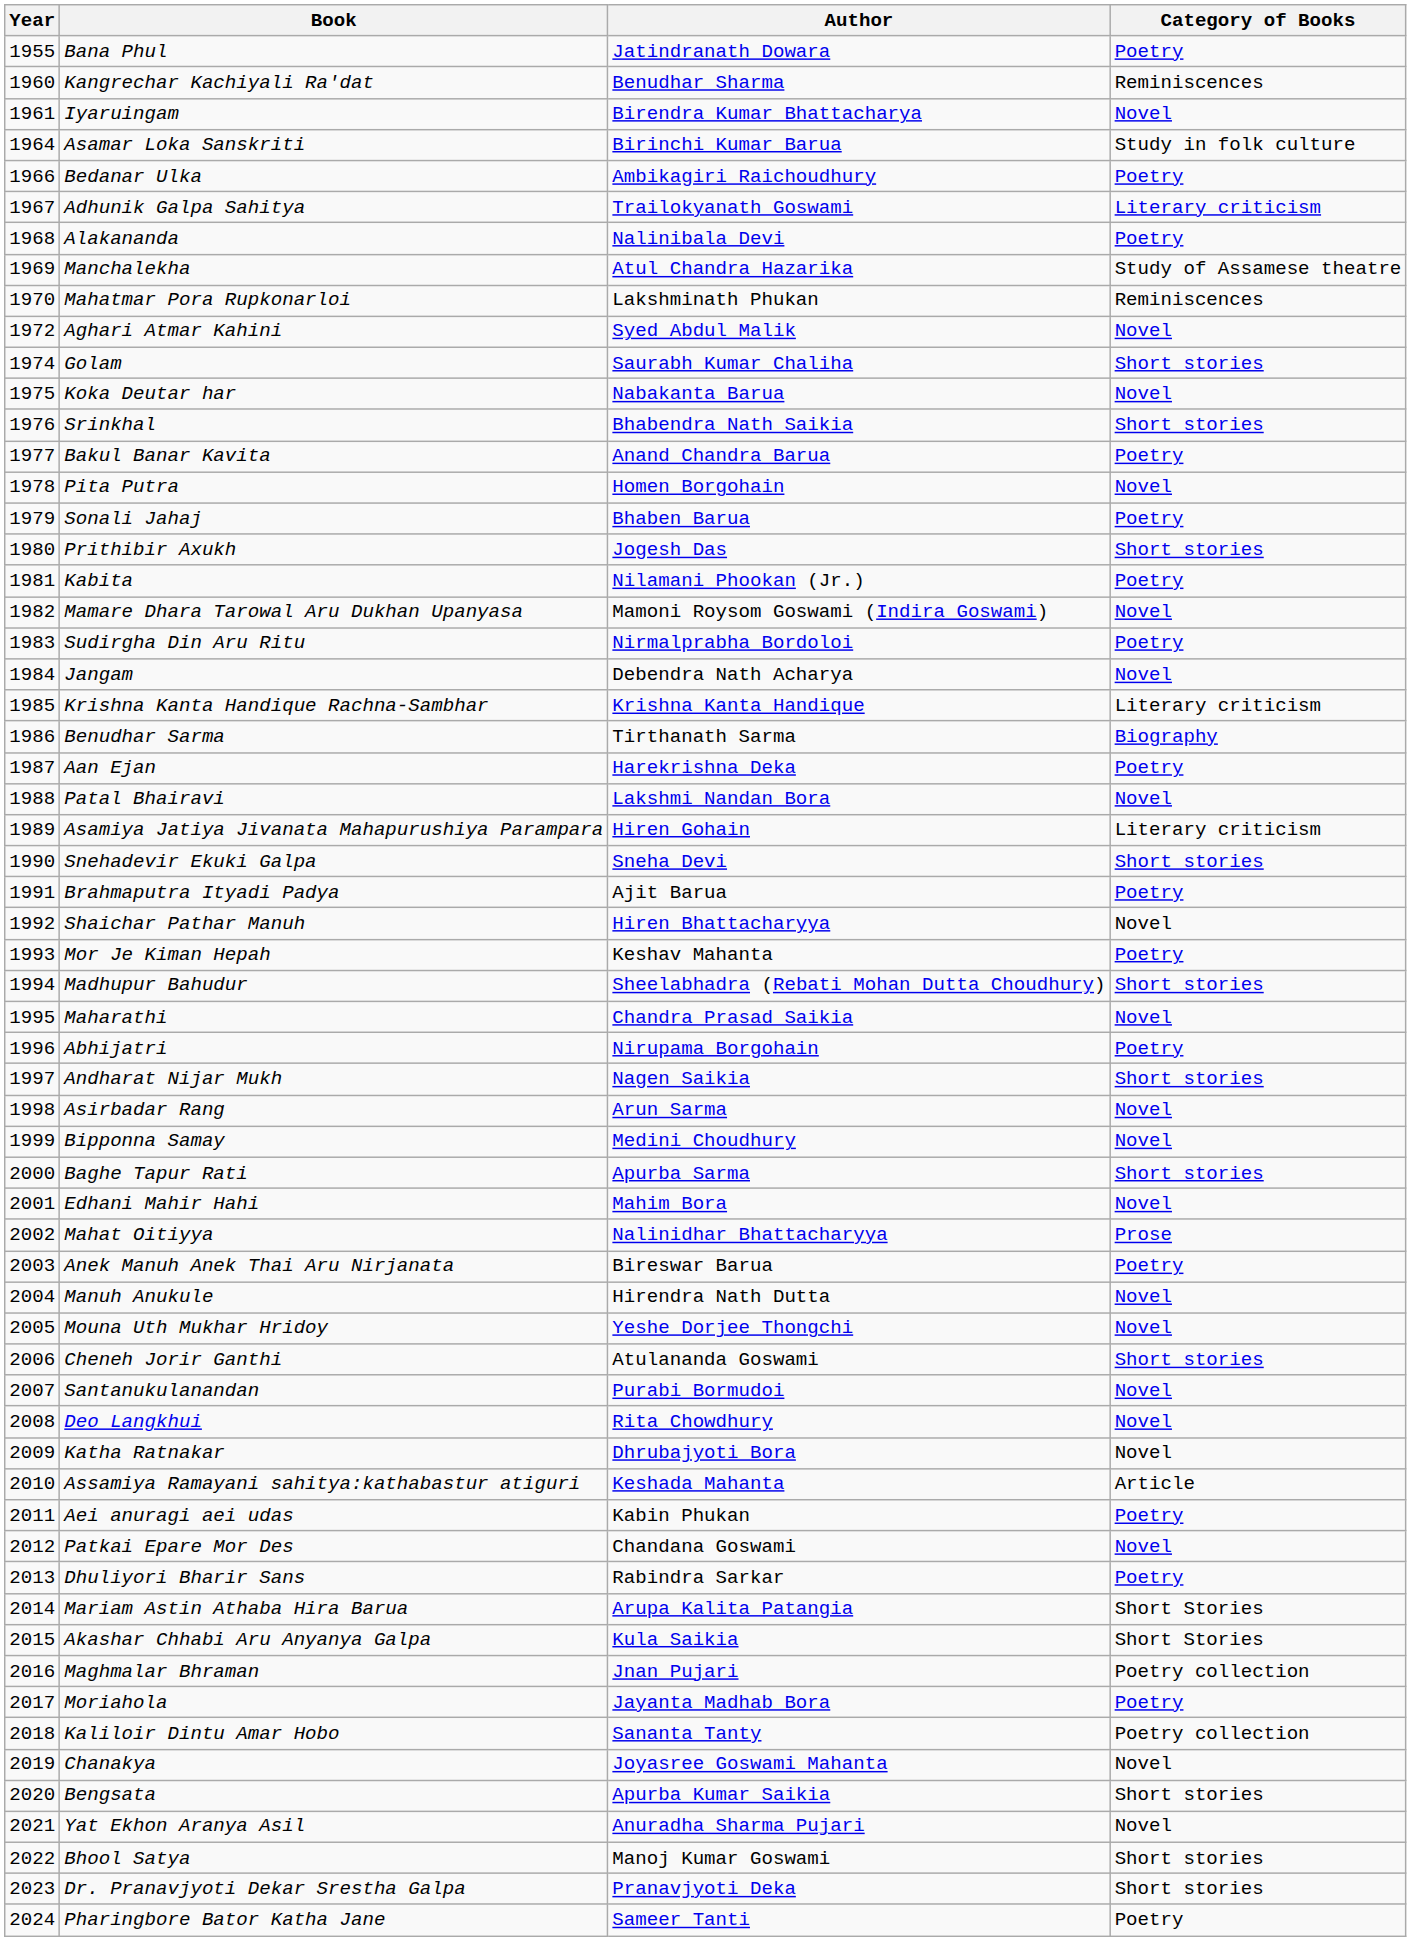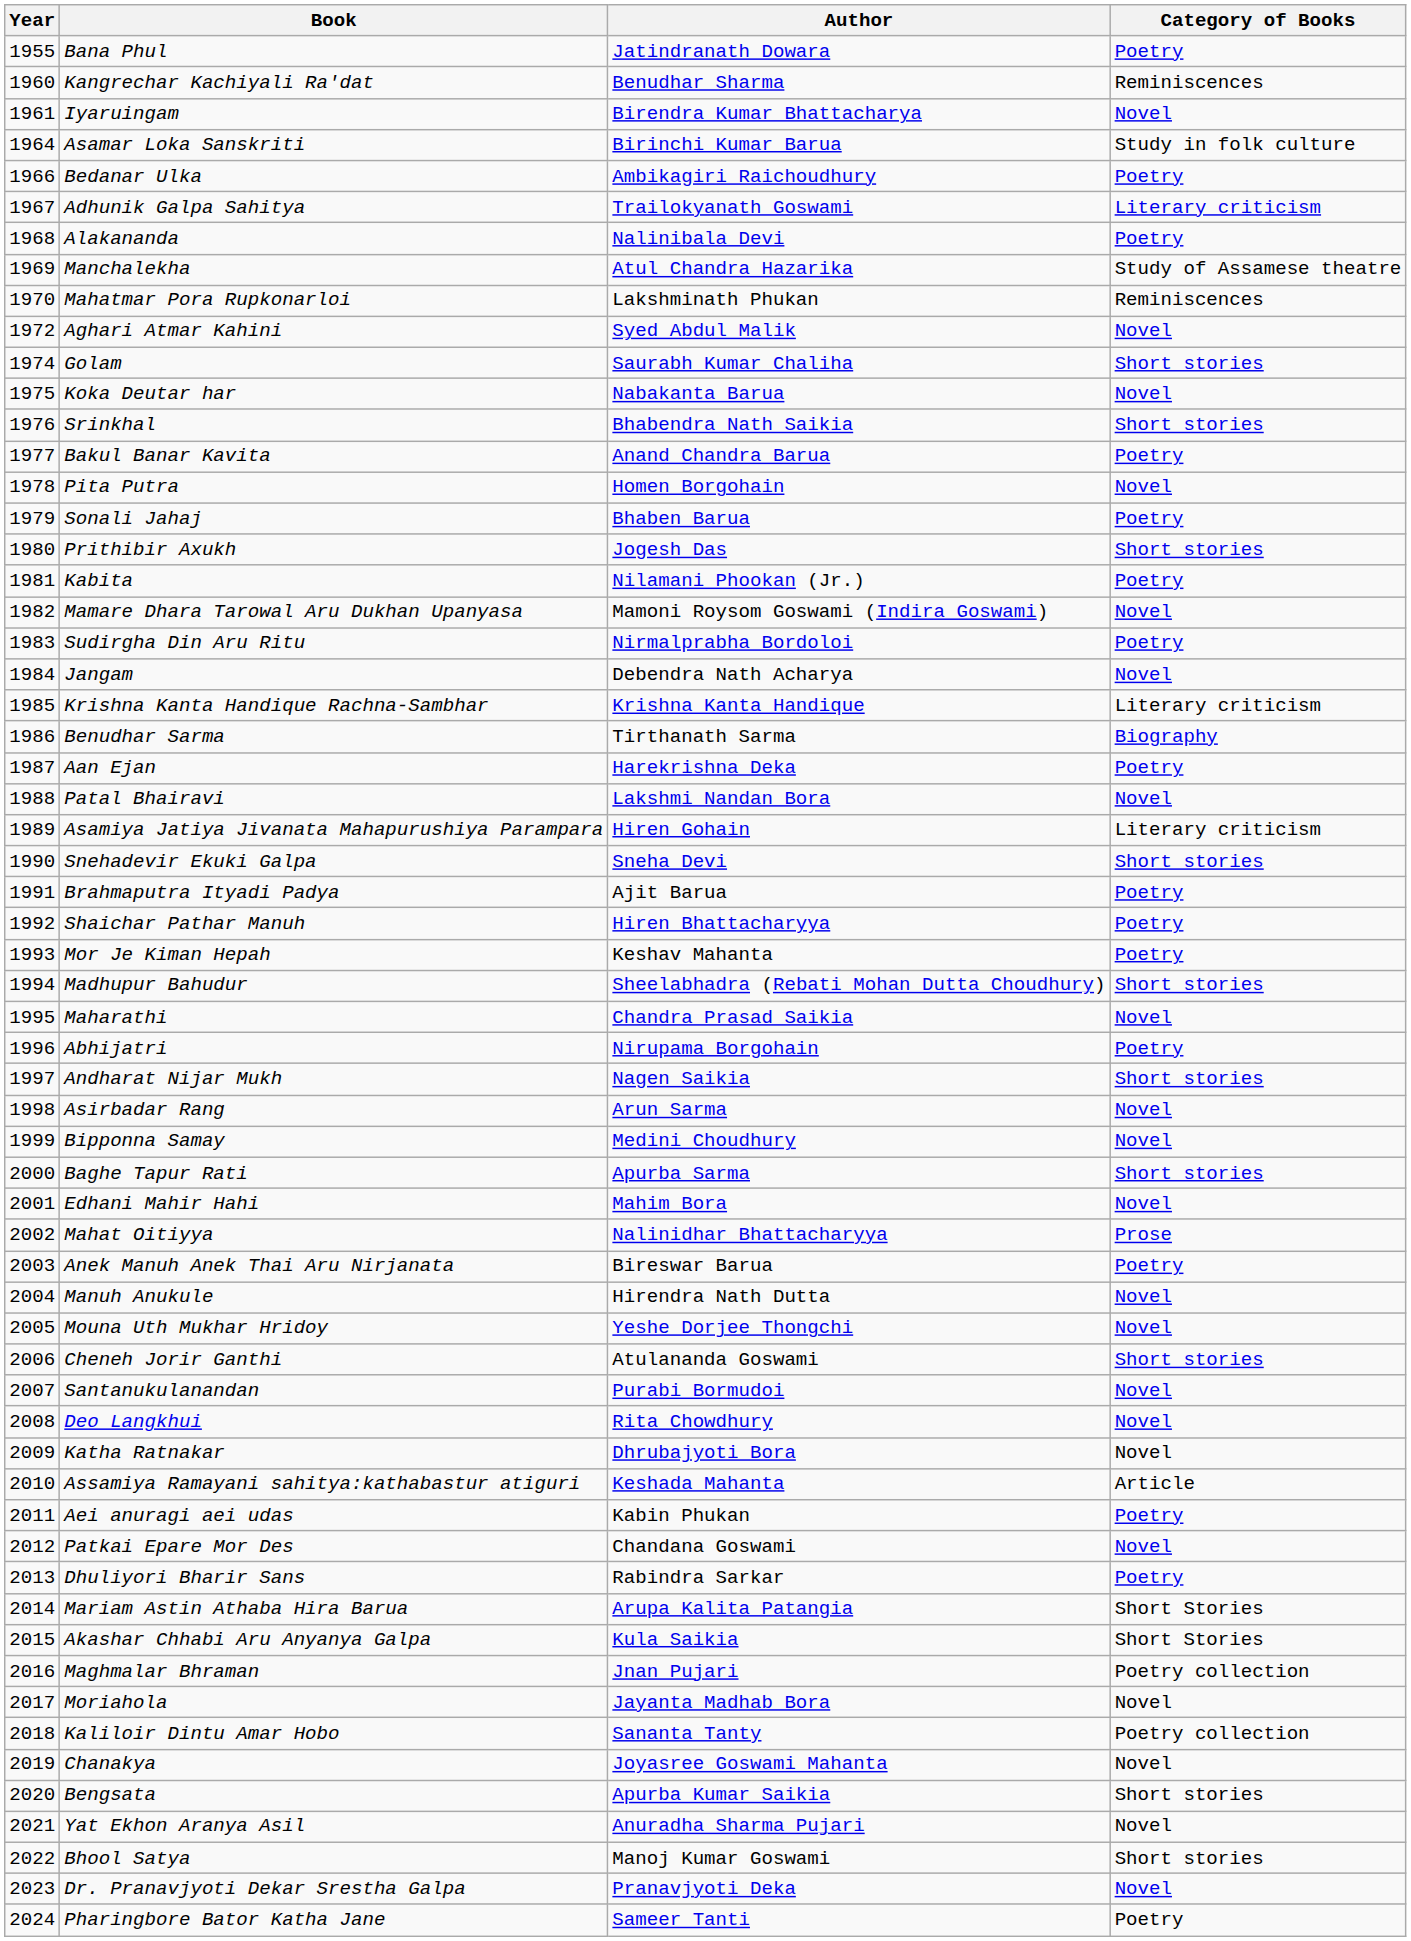(1143, 924) Novel -> (1149, 924) Poetry
(1149, 1702) Poetry -> (1143, 1702) Novel
(1189, 1889) Short stories -> (1143, 1889) Novel
